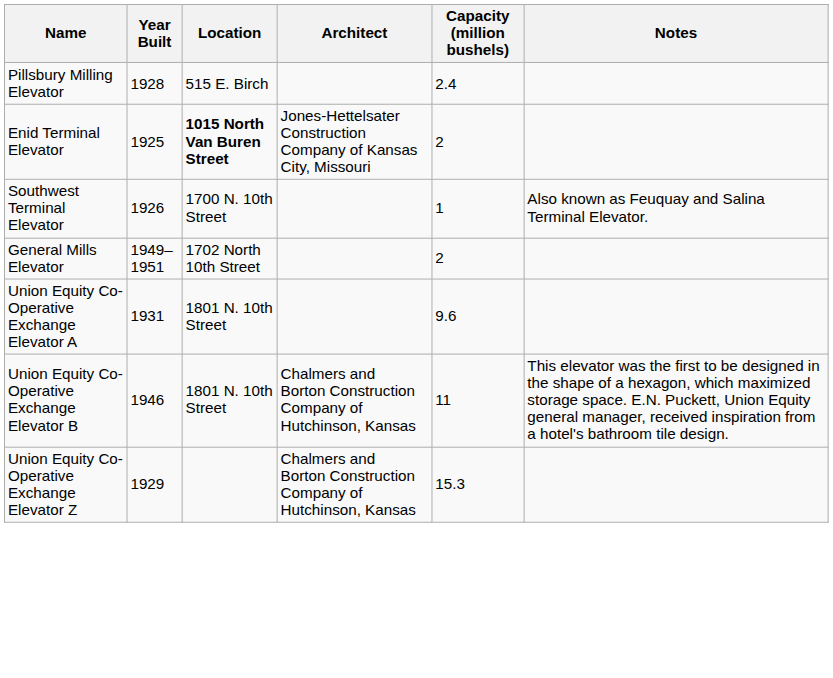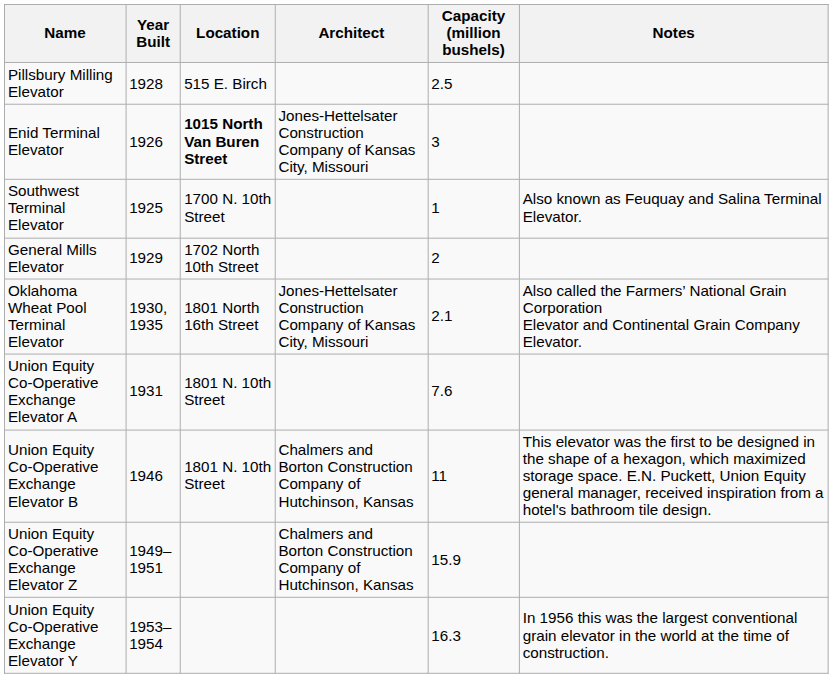(446, 83) 2.4 -> (442, 83) 2.5
(147, 141) 1925 -> (146, 141) 1926
(440, 141) 2 -> (435, 141) 3
(147, 208) 1926 -> (146, 208) 1925
(152, 258) 1949–1951 -> (146, 258) 1929
+ row: (47, 316)
(446, 316) 9.6 -> (442, 392) 7.6
(147, 484) 1929 -> (150, 559) 1949–1951
(450, 484) 15.3 -> (446, 559) 15.9
+ row: (53, 635)
